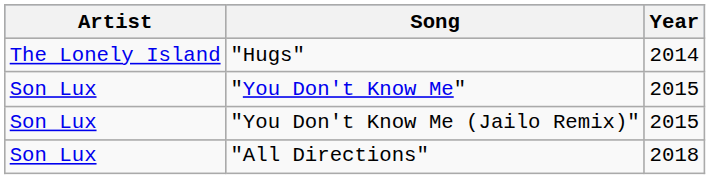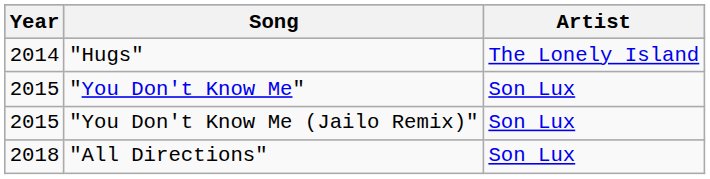columns swapped: (674, 22) <-> (115, 22)
